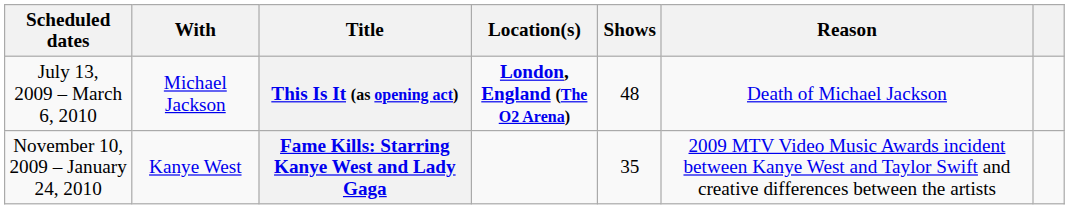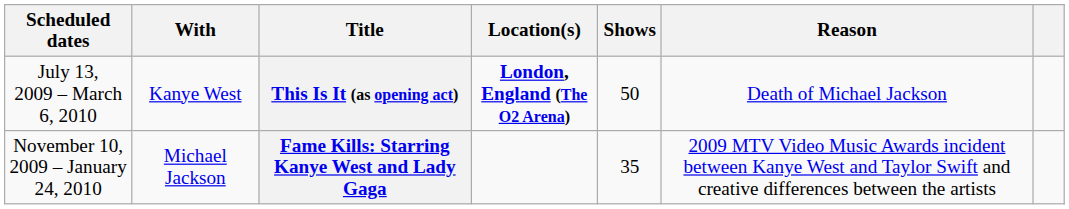(195, 93) Michael Jackson -> (195, 93) Kanye West
(630, 93) 48 -> (630, 93) 50
(195, 167) Kanye West -> (195, 167) Michael Jackson
